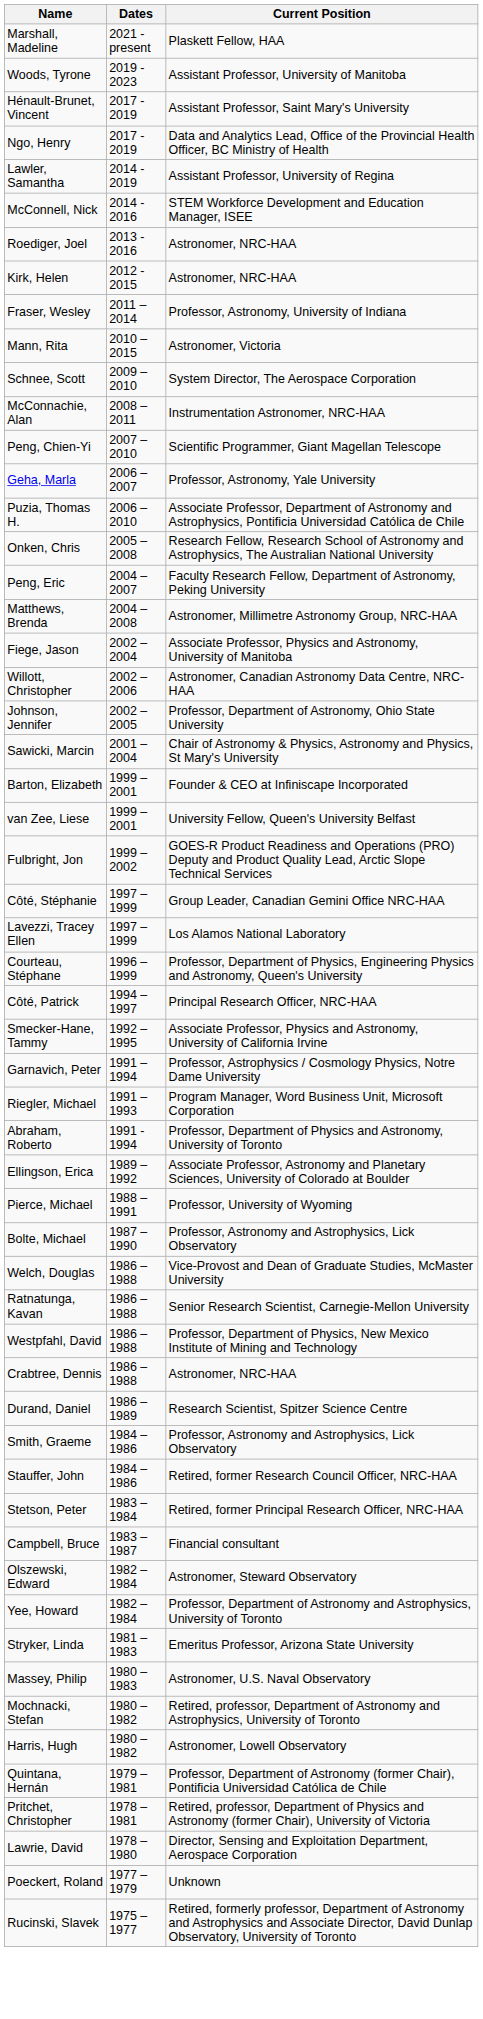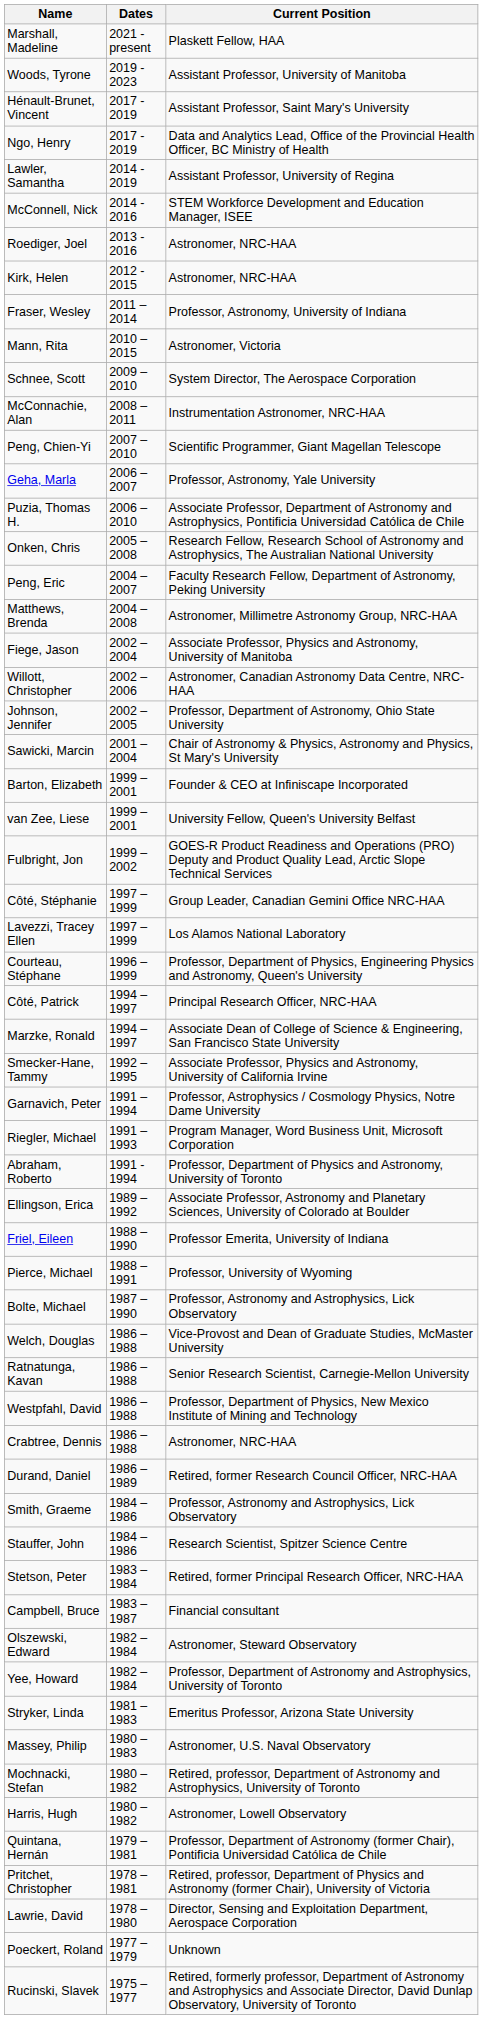+ row: (51, 1036)
+ row: (40, 1239)
(288, 1408) Research Scientist, Spitzer Science Centre -> (313, 1476) Retired, former Research Council Officer, NRC-HAA
(313, 1476) Retired, former Research Council Officer, NRC-HAA -> (288, 1543) Research Scientist, Spitzer Science Centre
